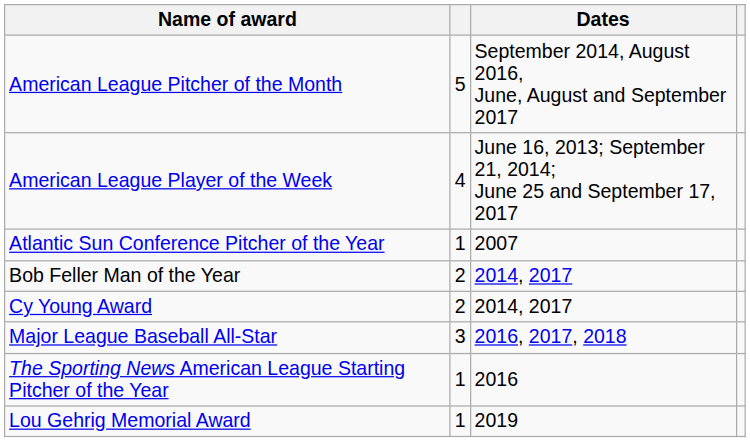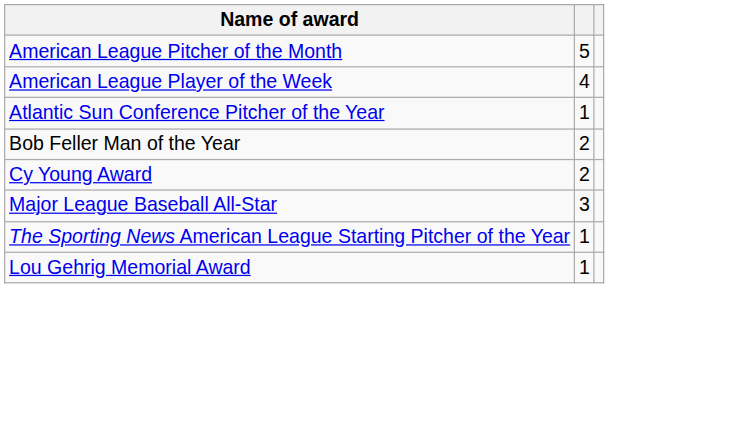- column: (603, 19)
